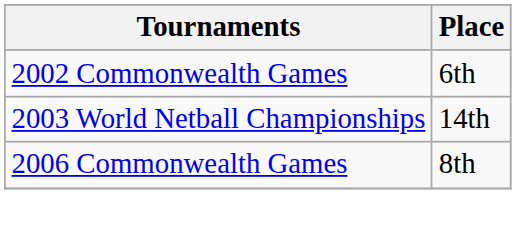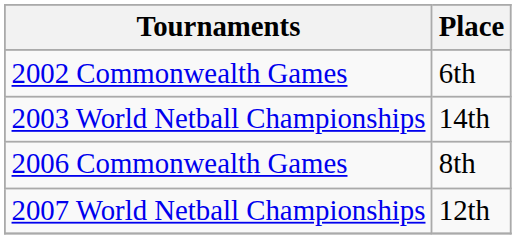+ row: (219, 210)
